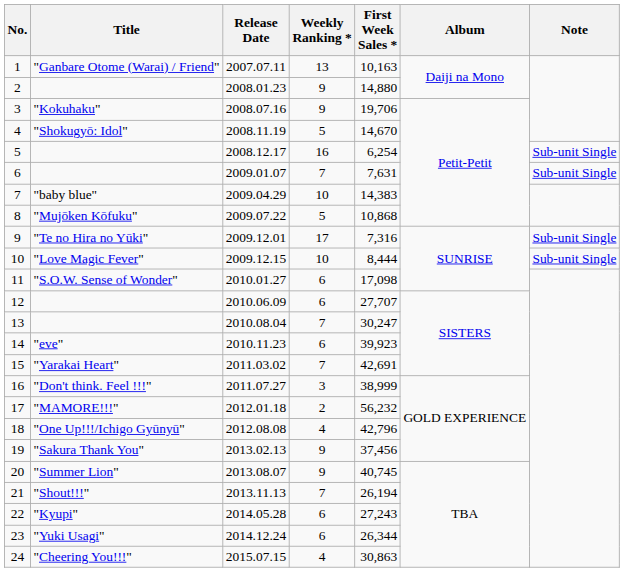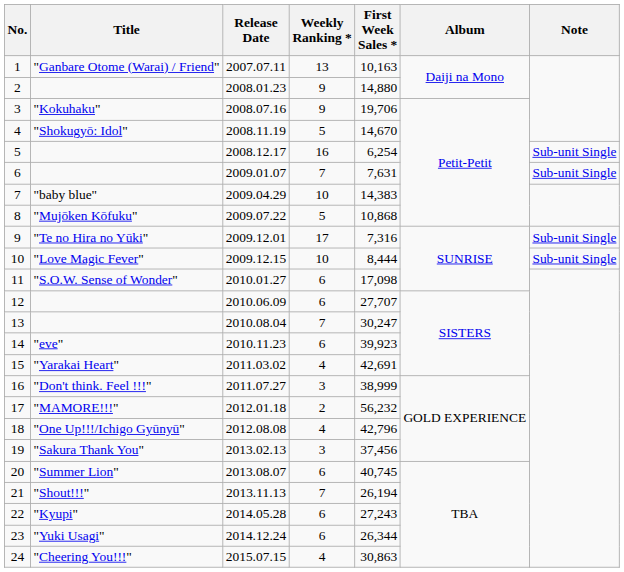(322, 365) 7 -> (322, 365) 4
(322, 450) 9 -> (322, 450) 3
(322, 471) 9 -> (322, 471) 6
